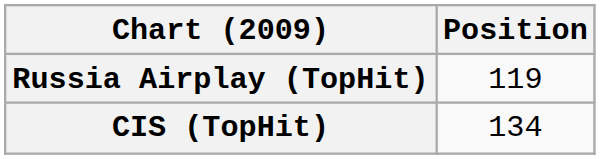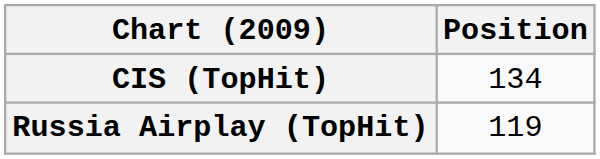rows swapped: (220, 128) <-> (220, 79)
